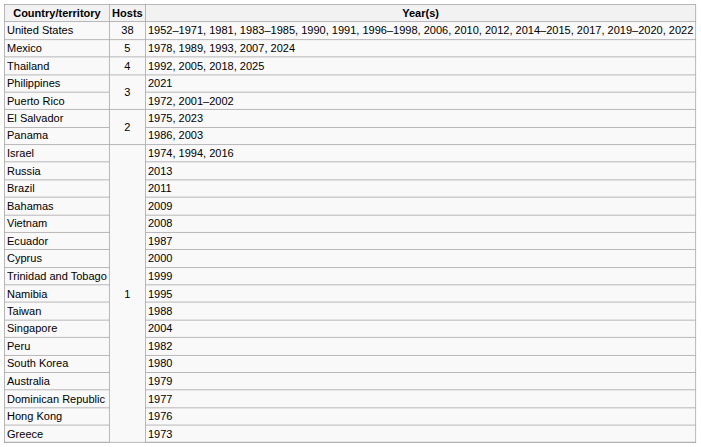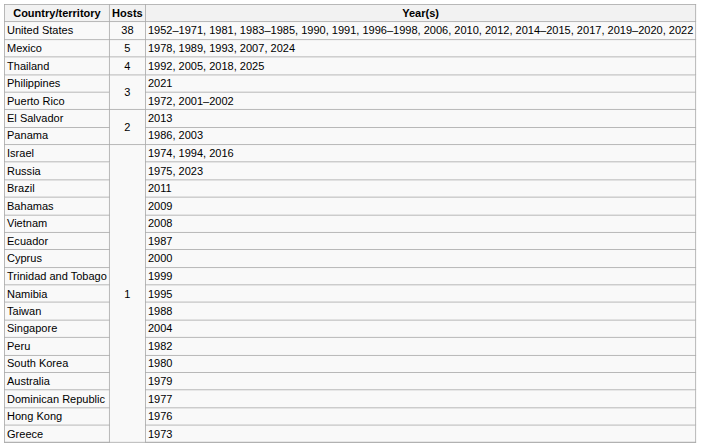(176, 119) 1975, 2023 -> (160, 119) 2013
(160, 171) 2013 -> (176, 171) 1975, 2023
